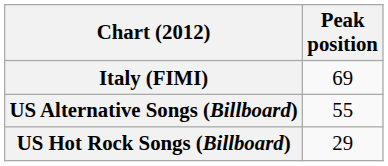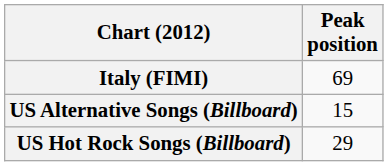(343, 110) 55 -> (343, 110) 15
